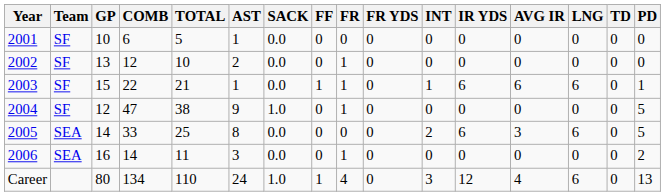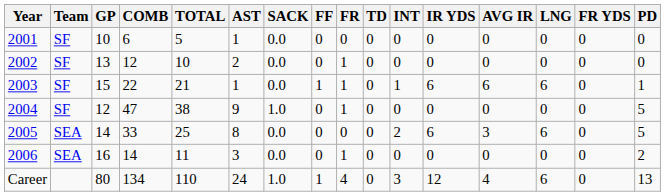columns swapped: (392, 16) <-> (621, 16)
